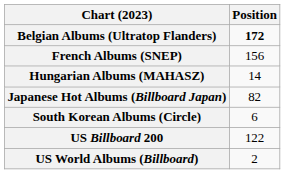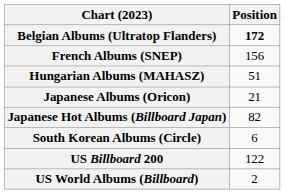(255, 76) 14 -> (255, 76) 51
+ row: (117, 96)
